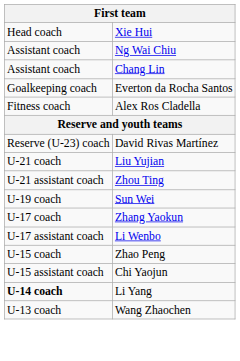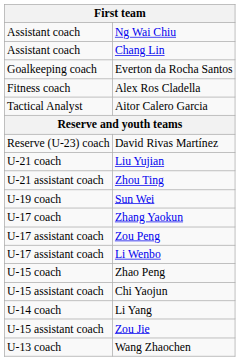- row: (134, 32)
+ row: (161, 106)
+ row: (137, 236)
(35, 291) bold -> (34, 310) normal
+ row: (132, 328)
